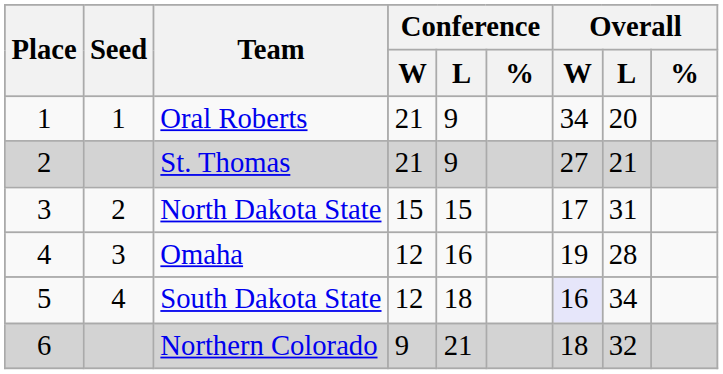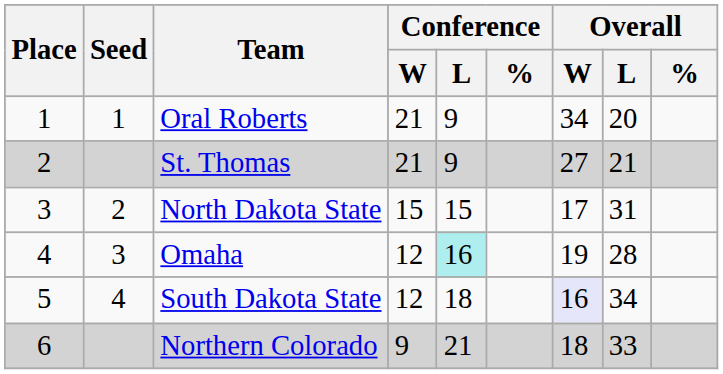(458, 254) no background -> (458, 254) paleturquoise background
(623, 345) 32 -> (623, 345) 33
